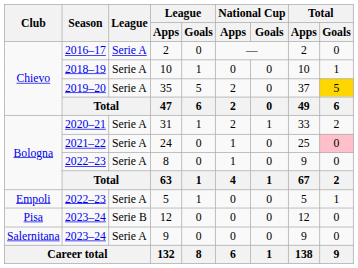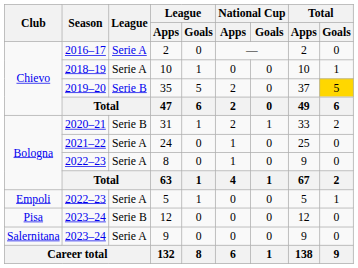(129, 87) Serie A -> (129, 87) Serie B
(129, 124) Serie A -> (129, 124) Serie B
(336, 143) pink background -> (336, 143) no background
